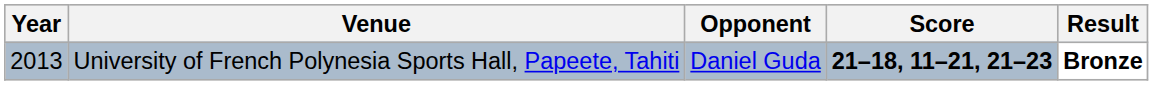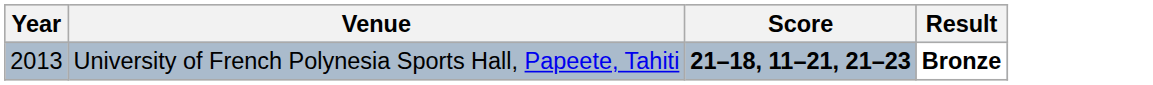- column: (756, 24)
